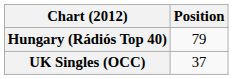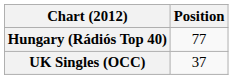(199, 39) 79 -> (199, 39) 77
